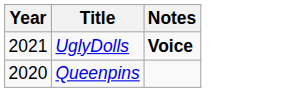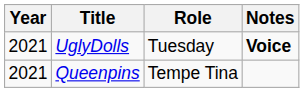+ column: (193, 18)
(28, 73) 2020 -> (28, 73) 2021
